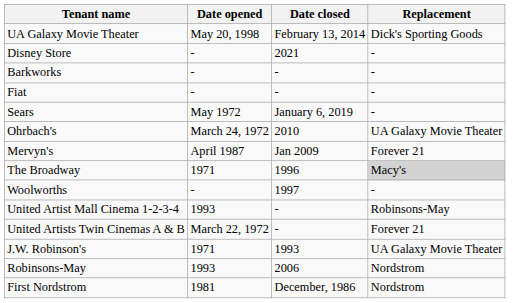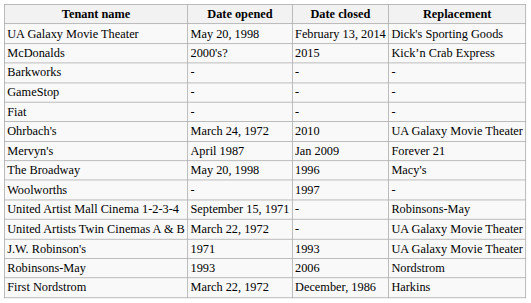+ row: (36, 53)
- row: (39, 53)
+ row: (33, 92)
- row: (21, 111)
(203, 170) 1971 -> (225, 170) May 20, 1998
(388, 170) lightgrey background -> (409, 170) no background
(203, 209) 1993 -> (240, 209) September 15, 1971
(398, 229) Forever 21 -> (457, 229) UA Galaxy Movie Theater
(203, 287) 1981 -> (230, 287) March 22, 1972
(398, 287) Nordstrom -> (411, 287) Harkins
